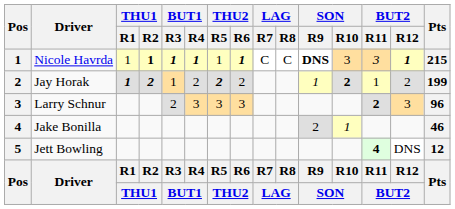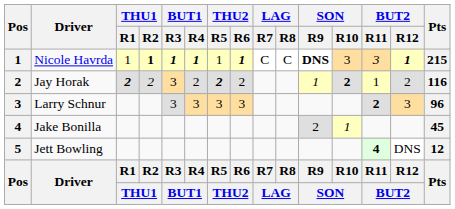(128, 81) 1 -> (128, 81) 2
(151, 81) bold -> (151, 81) normal
(173, 81) 1 -> (173, 81) 3
(437, 81) 199 -> (437, 81) 116
(173, 104) 2 -> (173, 104) 3
(437, 126) 46 -> (437, 126) 45
